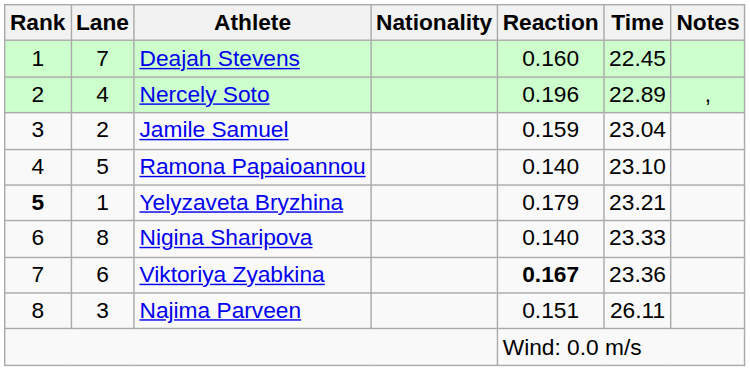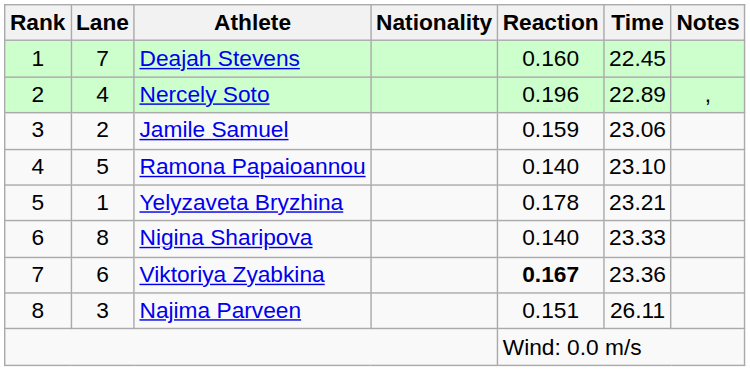(638, 130) 23.04 -> (638, 130) 23.06
(38, 202) bold -> (38, 202) normal
(551, 202) 0.179 -> (551, 202) 0.178
